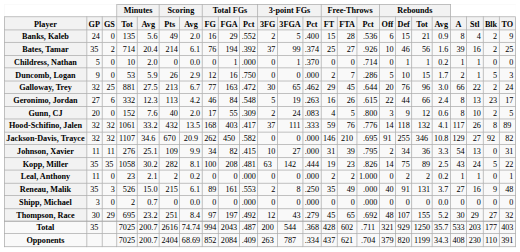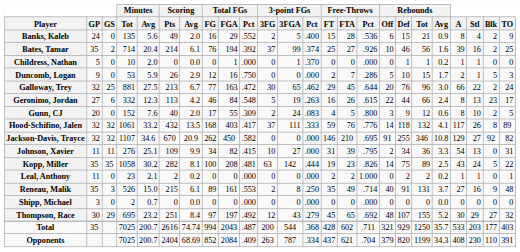(370, 62) .714 -> (370, 62) .000
(370, 189) .000 -> (370, 189) .714
